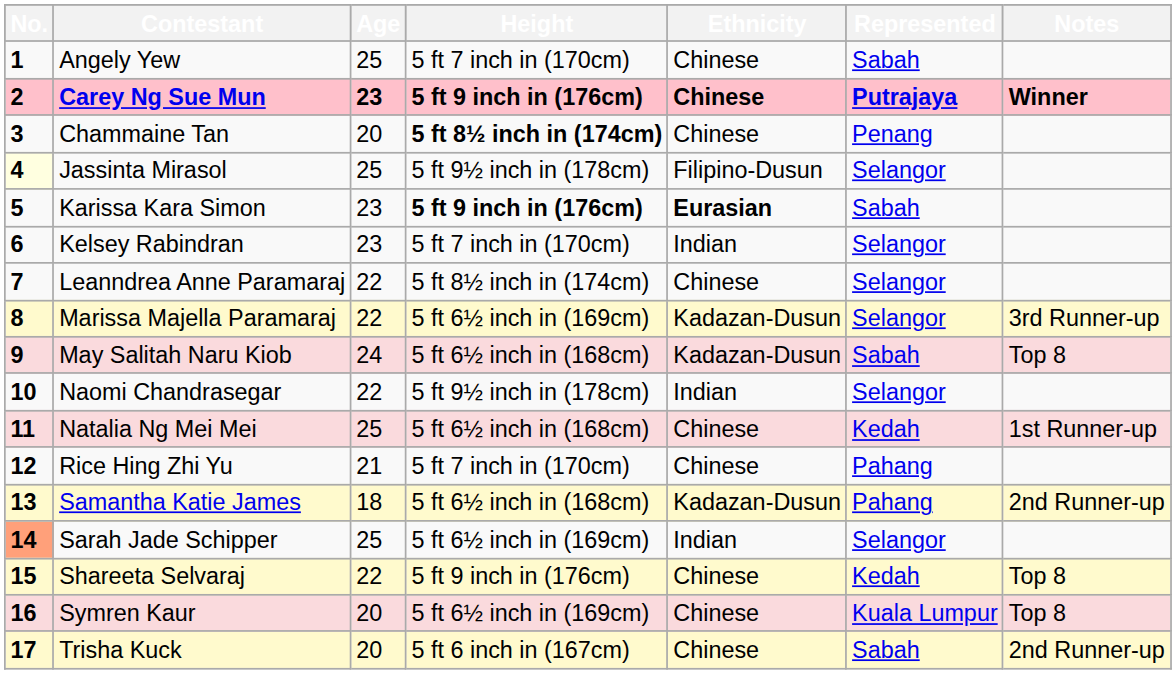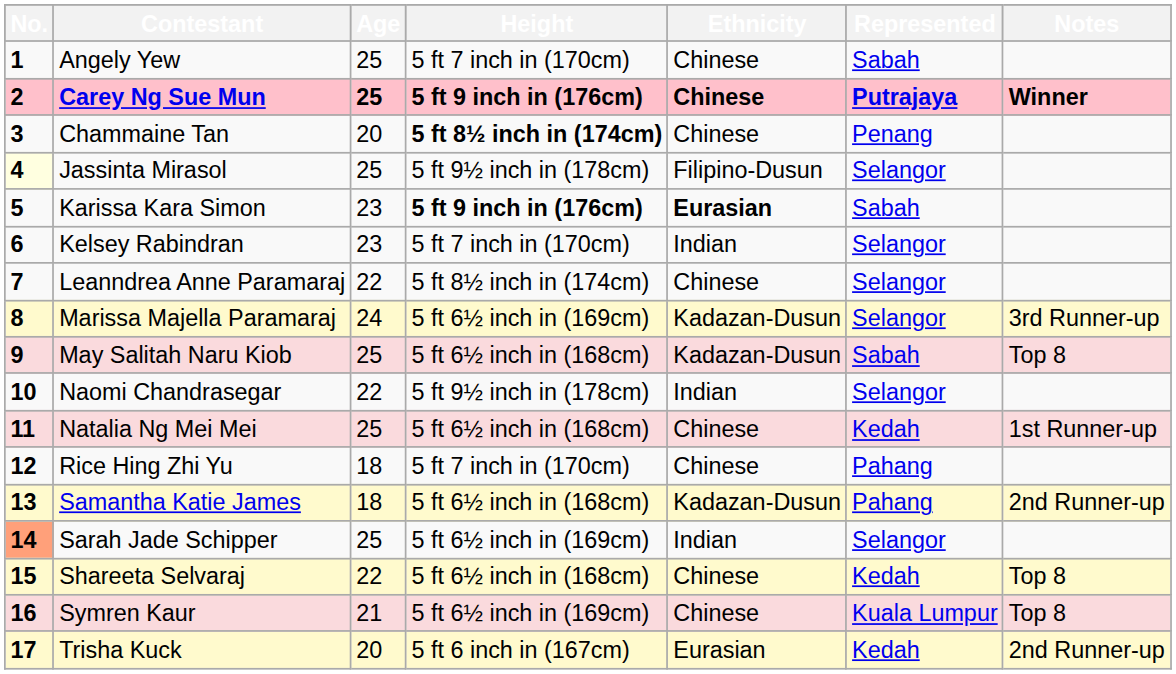(369, 97) 23 -> (369, 97) 25
(369, 318) 22 -> (369, 318) 24
(369, 355) 24 -> (369, 355) 25
(369, 465) 21 -> (369, 465) 18
(521, 576) 5 ft 9 inch in (176cm) -> (530, 576) 5 ft 6½ inch in (168cm)
(369, 613) 20 -> (369, 613) 21
(716, 650) Chinese -> (719, 650) Eurasian
(886, 650) Sabah -> (886, 650) Kedah
